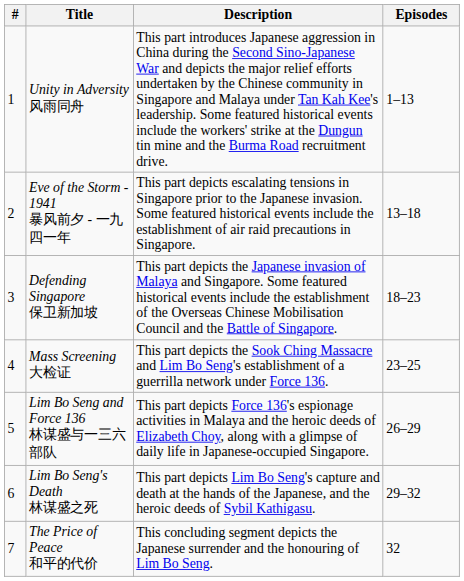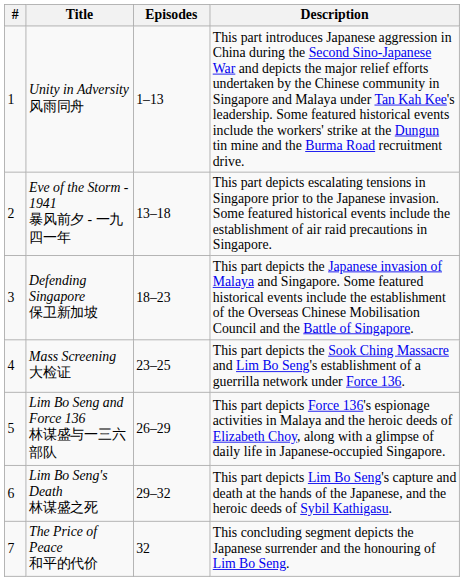columns swapped: (421, 15) <-> (258, 15)
